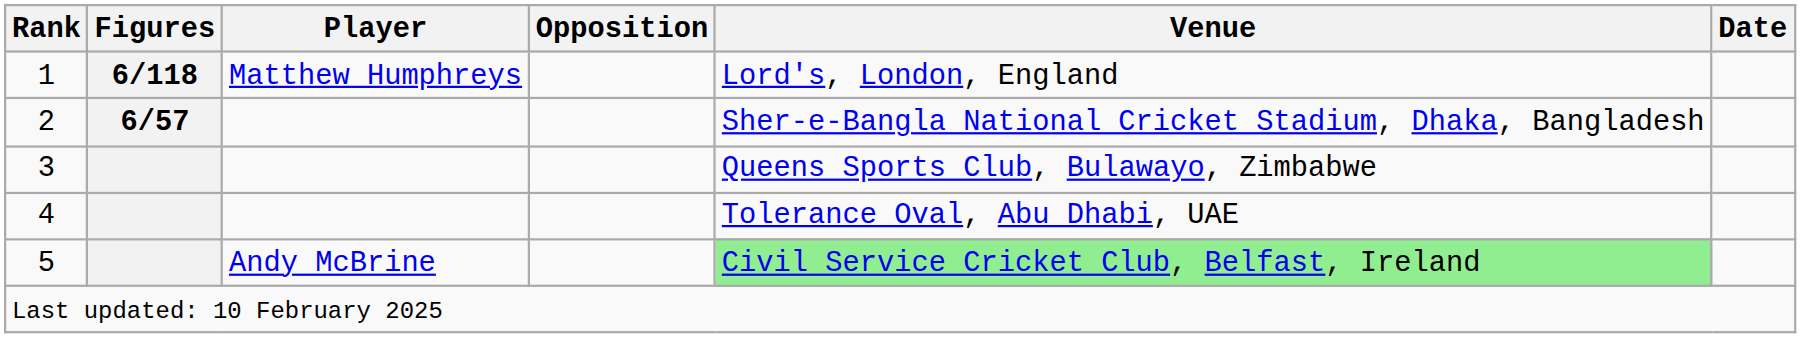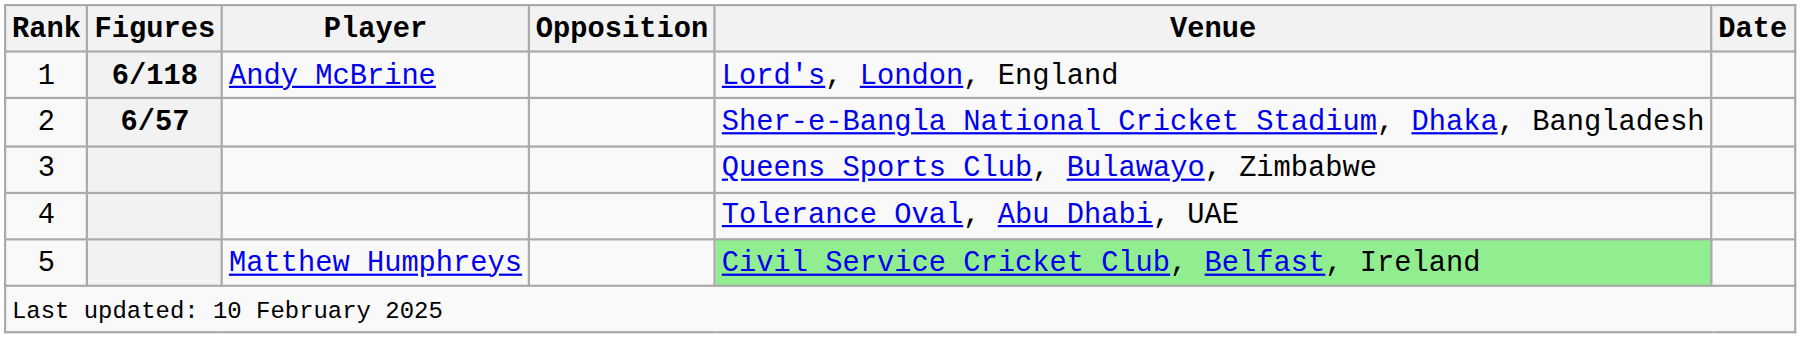(376, 75) Matthew Humphreys -> (332, 75) Andy McBrine
(332, 263) Andy McBrine -> (376, 263) Matthew Humphreys
